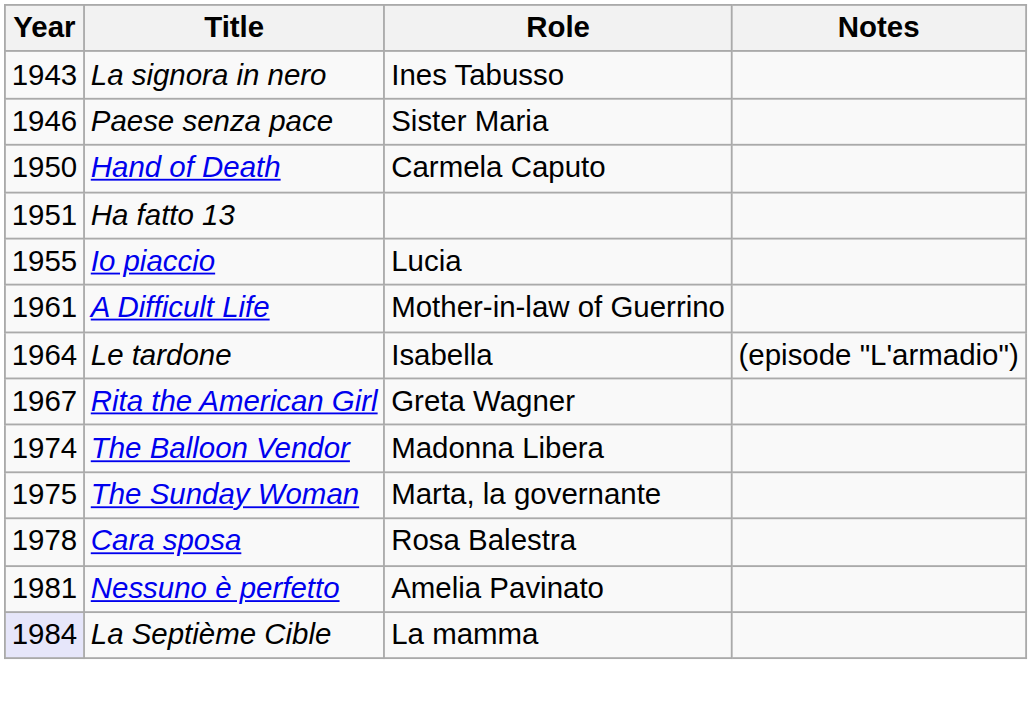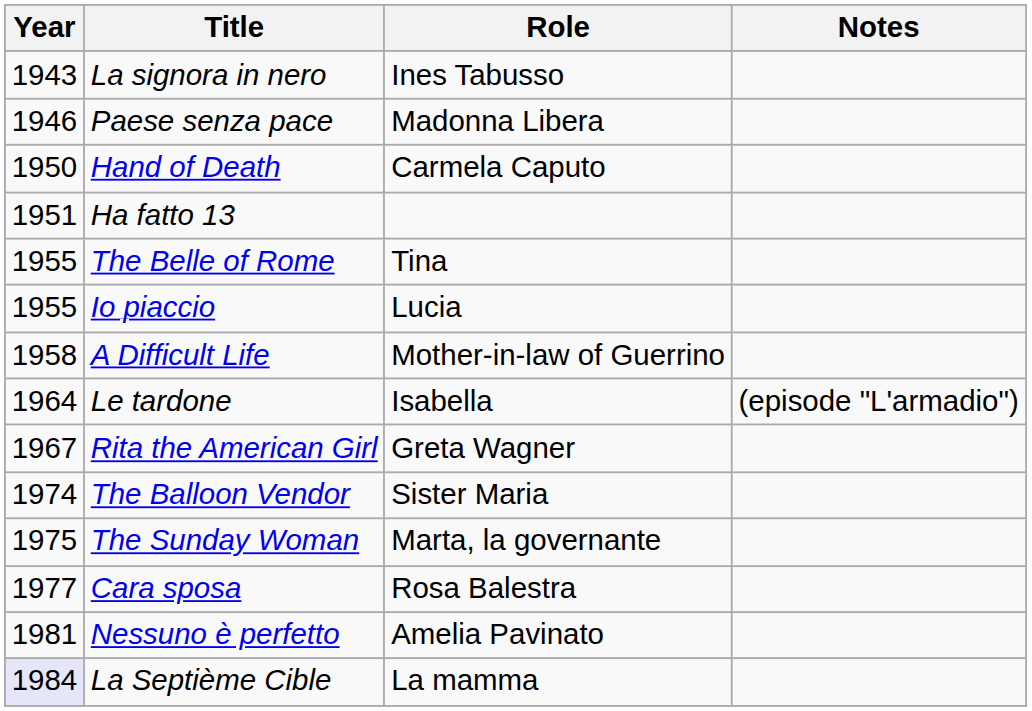(470, 121) Sister Maria -> (498, 121) Madonna Libera
+ row: (213, 261)
(44, 307) 1961 -> (44, 354) 1958
(498, 448) Madonna Libera -> (470, 494) Sister Maria
(44, 541) 1978 -> (44, 588) 1977
